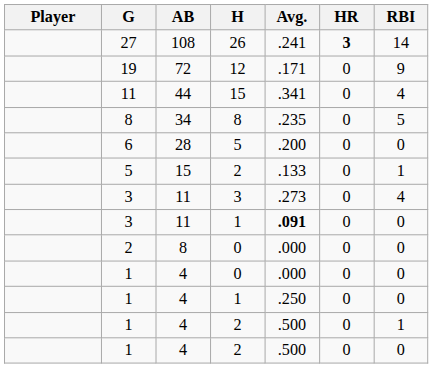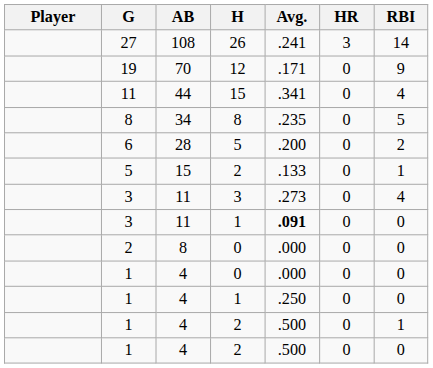(346, 42) bold -> (346, 42) normal
(183, 68) 72 -> (183, 68) 70
(401, 145) 0 -> (401, 145) 2
